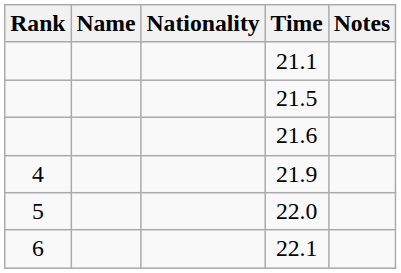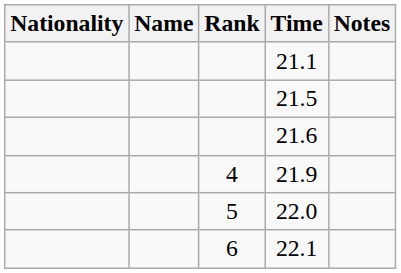columns swapped: (38, 23) <-> (203, 23)
